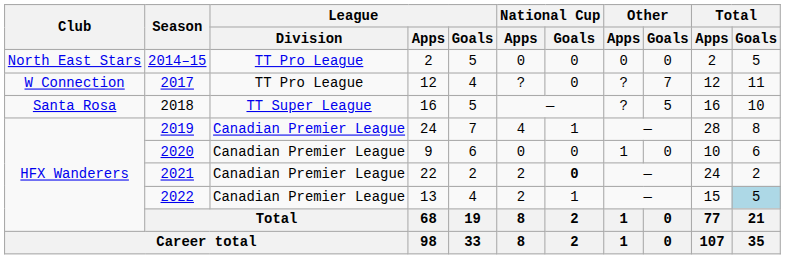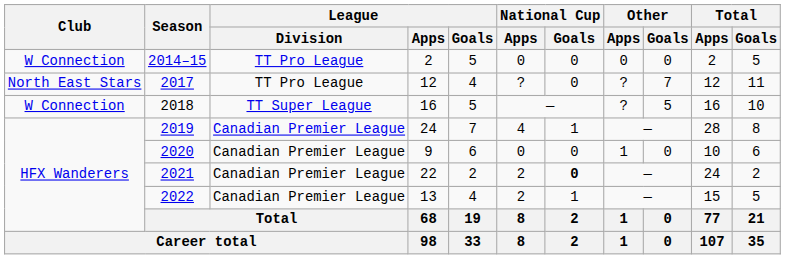(75, 61) North East Stars -> (75, 61) W Connection
(75, 84) W Connection -> (75, 84) North East Stars
(75, 107) Santa Rosa -> (75, 107) W Connection
(756, 197) lightblue background -> (756, 197) no background
